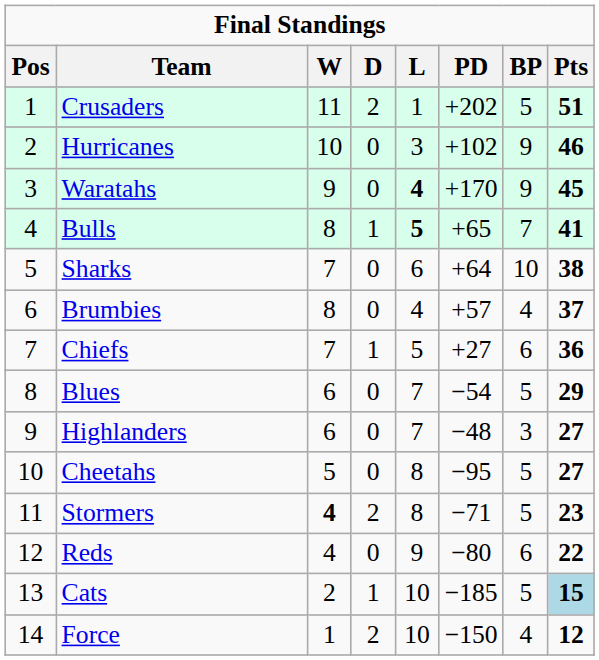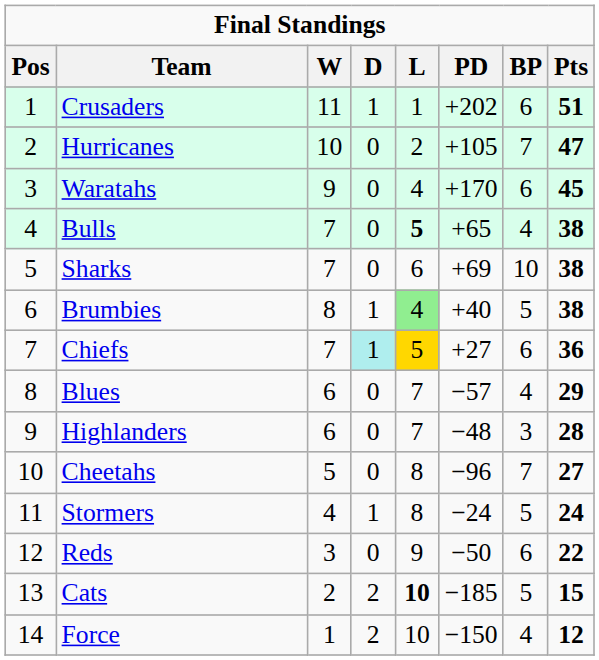(373, 106) 2 -> (373, 106) 1
(526, 106) 5 -> (526, 106) 6
(417, 147) 3 -> (417, 147) 2
(471, 147) +102 -> (471, 147) +105
(526, 147) 9 -> (526, 147) 7
(571, 147) 46 -> (571, 147) 47
(417, 187) bold -> (417, 187) normal
(526, 187) 9 -> (526, 187) 6
(329, 228) 8 -> (329, 228) 7
(373, 228) 1 -> (373, 228) 0
(526, 228) 7 -> (526, 228) 4
(571, 228) 41 -> (571, 228) 38
(471, 268) +64 -> (471, 268) +69
(373, 309) 0 -> (373, 309) 1
(417, 309) no background -> (417, 309) lightgreen background
(471, 309) +57 -> (471, 309) +40
(526, 309) 4 -> (526, 309) 5
(571, 309) 37 -> (571, 309) 38
(373, 350) no background -> (373, 350) paleturquoise background
(417, 350) no background -> (417, 350) gold background
(471, 390) −54 -> (471, 390) −57
(526, 390) 5 -> (526, 390) 4
(571, 431) 27 -> (571, 431) 28
(471, 471) −95 -> (471, 471) −96
(526, 471) 5 -> (526, 471) 7
(329, 512) bold -> (329, 512) normal
(373, 512) 2 -> (373, 512) 1
(471, 512) −71 -> (471, 512) −24
(571, 512) 23 -> (571, 512) 24
(329, 553) 4 -> (329, 553) 3
(471, 553) −80 -> (471, 553) −50
(373, 593) 1 -> (373, 593) 2
(417, 593) normal -> (417, 593) bold
(571, 593) lightblue background -> (571, 593) no background
